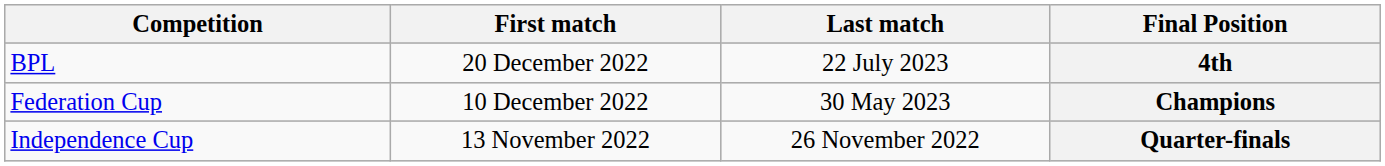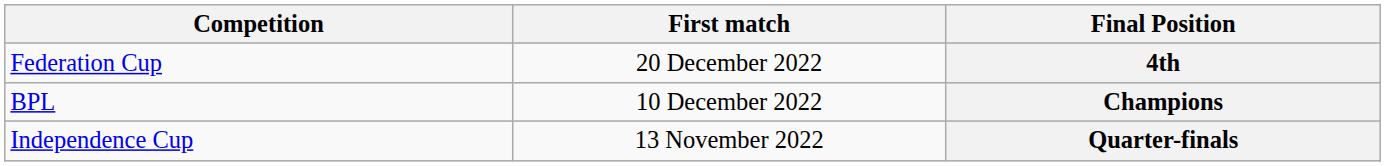- column: (885, 23)
(33, 62) BPL -> (86, 62) Federation Cup
(86, 101) Federation Cup -> (33, 101) BPL
